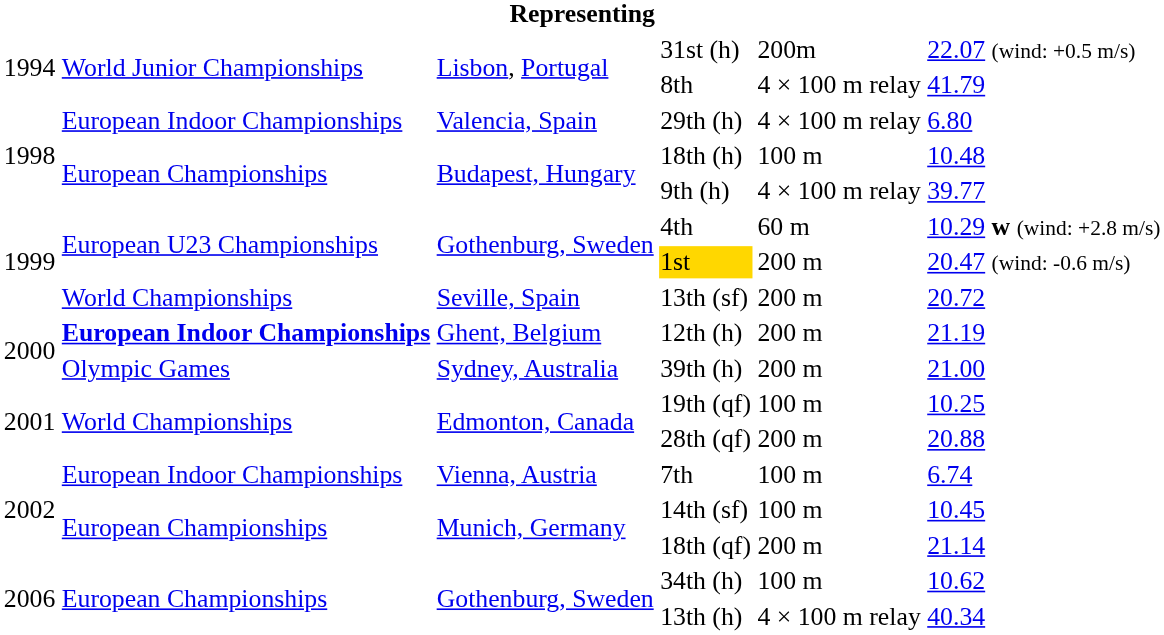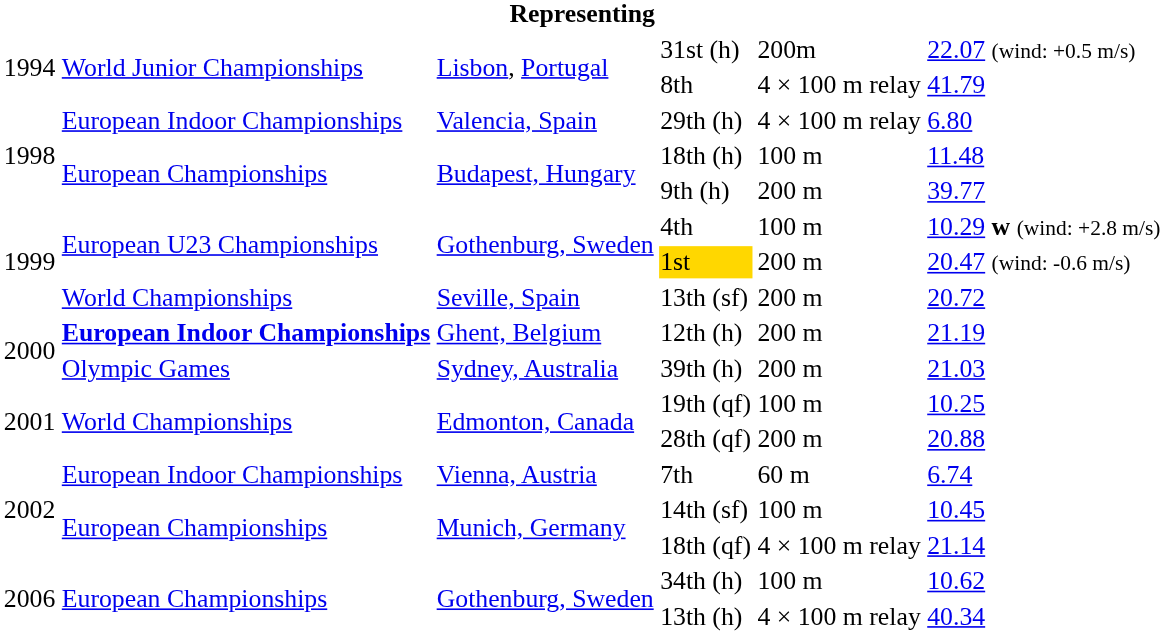(956, 155) 10.48 -> (956, 155) 11.48
(839, 191) 4 × 100 m relay -> (790, 191) 200 m
(784, 226) 60 m -> (790, 226) 100 m
(956, 368) 21.00 -> (956, 368) 21.03
(790, 474) 100 m -> (784, 474) 60 m
(790, 545) 200 m -> (839, 545) 4 × 100 m relay
